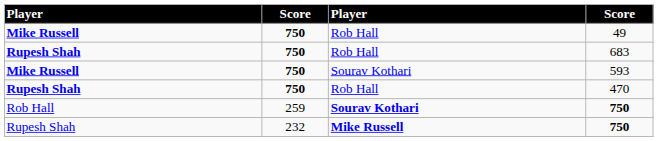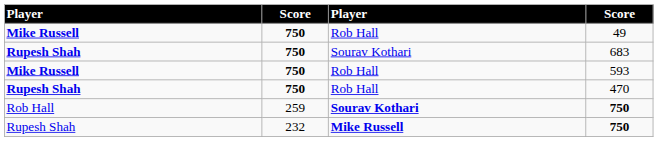(355, 51) Rob Hall -> (371, 51) Sourav Kothari
(371, 70) Sourav Kothari -> (355, 70) Rob Hall
